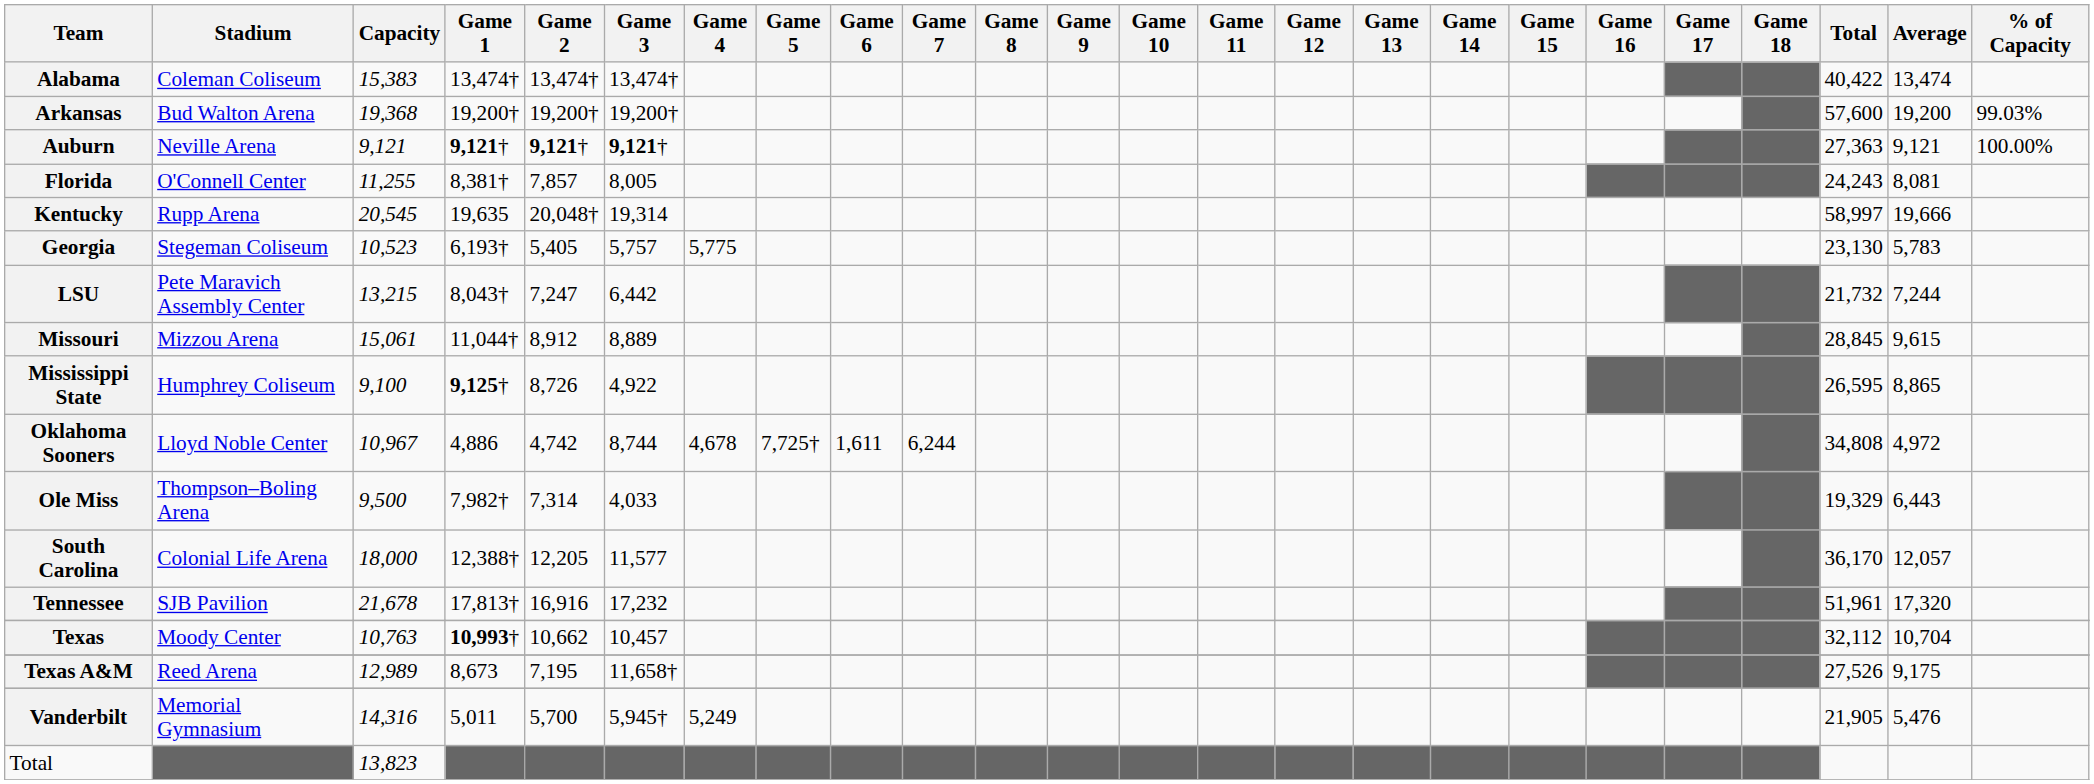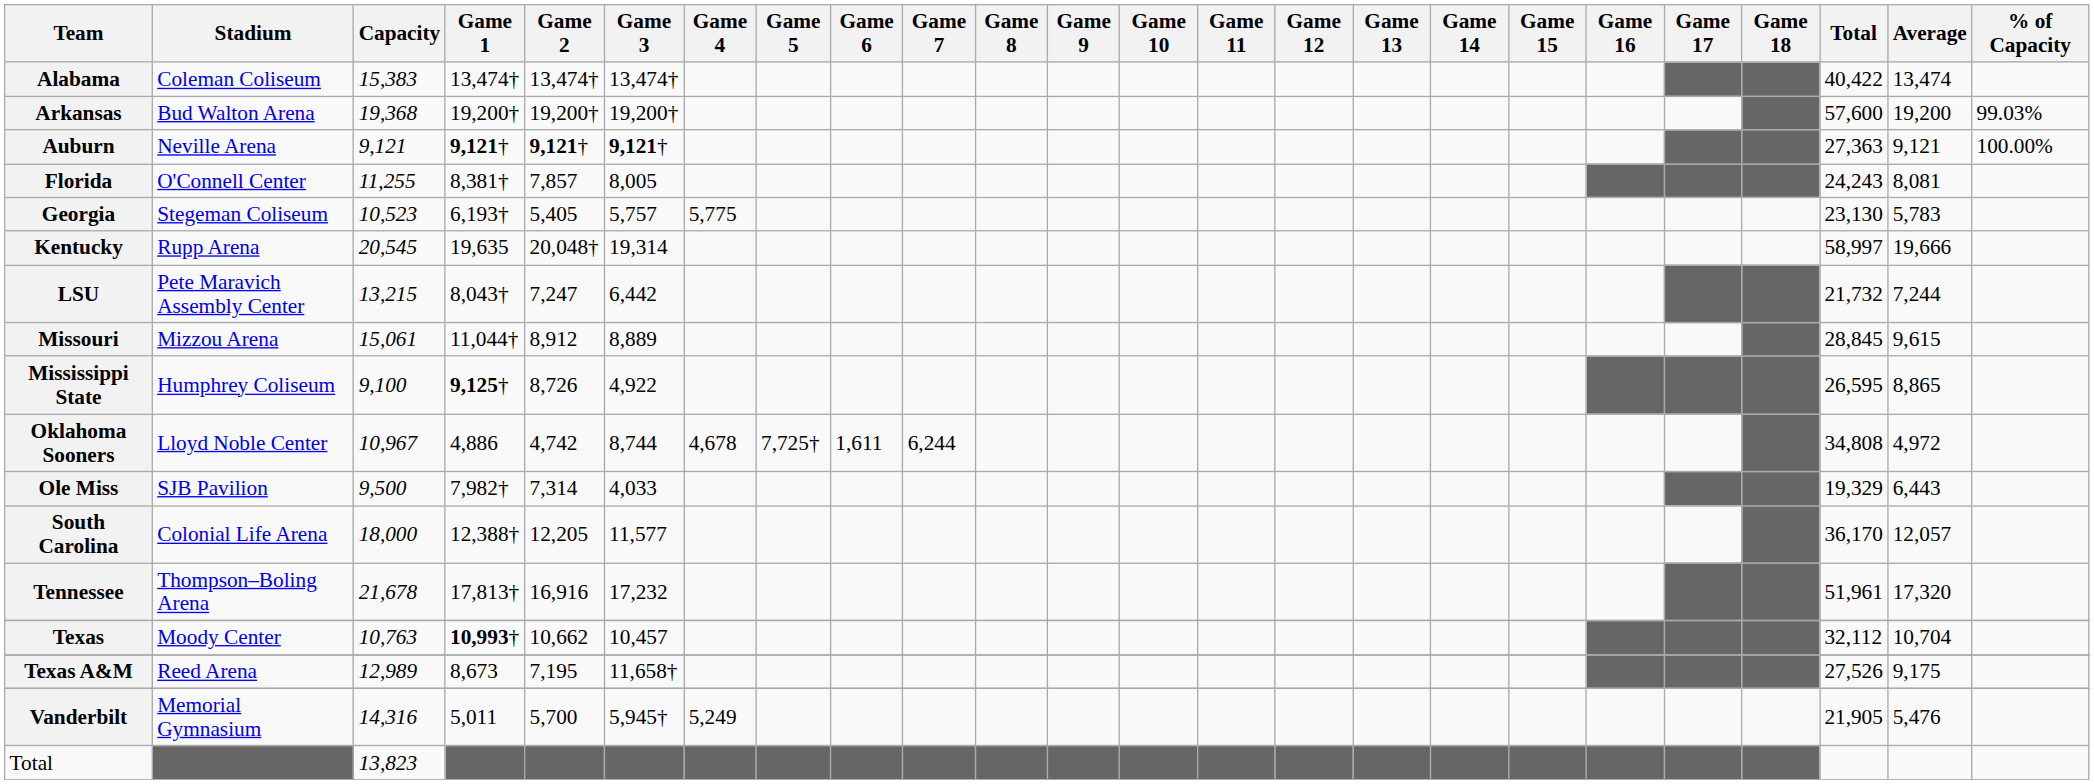rows swapped: (78, 247) <-> (78, 214)
(237, 500) Thompson–Boling Arena -> (212, 488) SJB Pavilion
(212, 603) SJB Pavilion -> (237, 591) Thompson–Boling Arena
